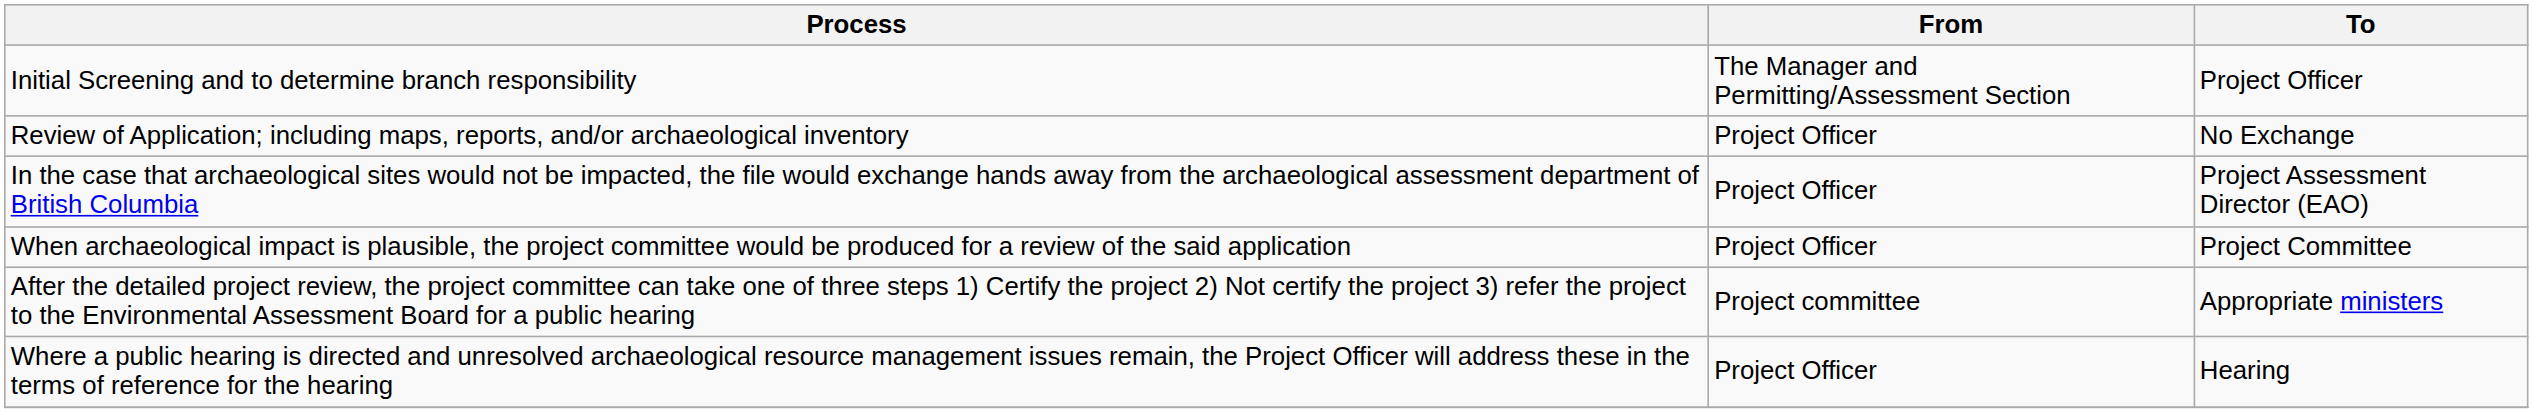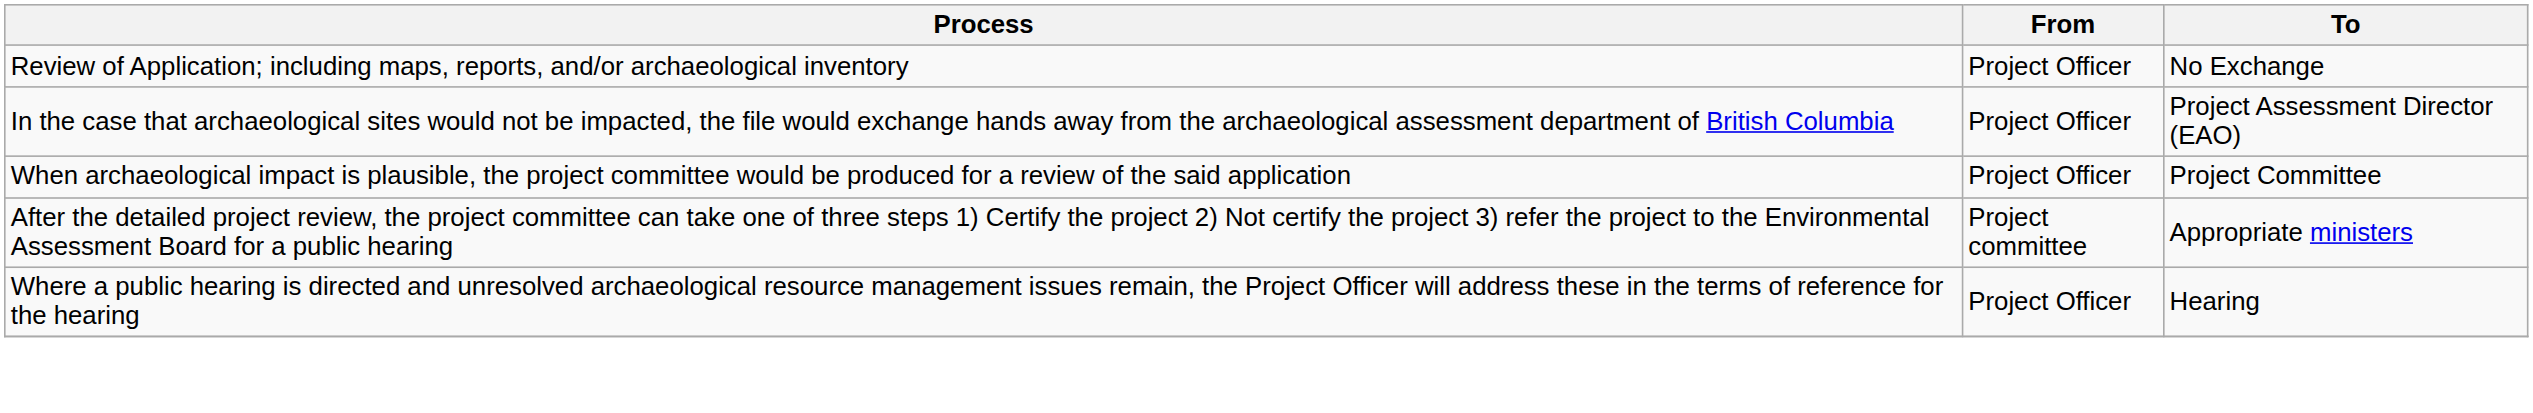- row: (324, 80)
